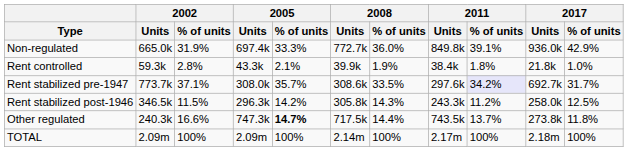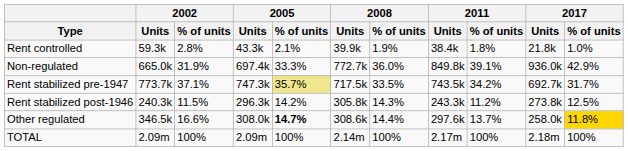rows swapped: (42, 48) <-> (45, 66)
(253, 84) 308.0k -> (253, 84) 747.3k
(291, 84) no background -> (291, 84) khaki background
(350, 84) 308.6k -> (350, 84) 717.5k
(448, 84) 297.6k -> (448, 84) 743.5k
(486, 84) lavender background -> (486, 84) no background
(155, 102) 346.5k -> (155, 102) 240.3k
(545, 102) 258.0k -> (545, 102) 273.8k
(155, 119) 240.3k -> (155, 119) 346.5k
(253, 119) 747.3k -> (253, 119) 308.0k
(350, 119) 717.5k -> (350, 119) 308.6k
(448, 119) 743.5k -> (448, 119) 297.6k
(545, 119) 273.8k -> (545, 119) 258.0k
(583, 119) no background -> (583, 119) gold background
